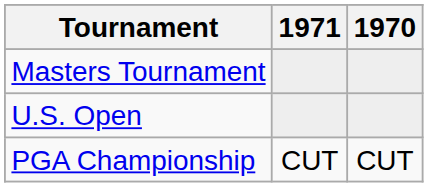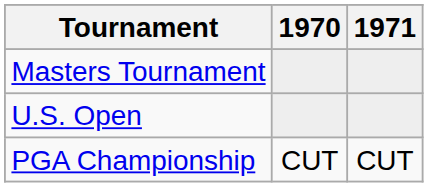columns swapped: (385, 27) <-> (310, 27)
